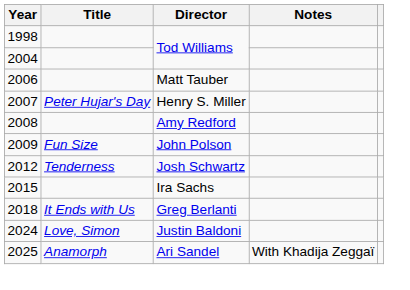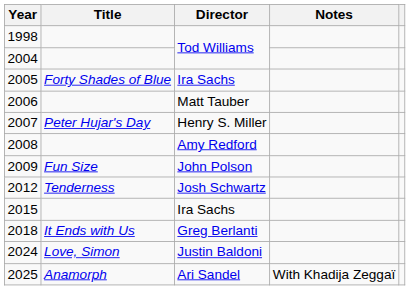+ row: (23, 79)
